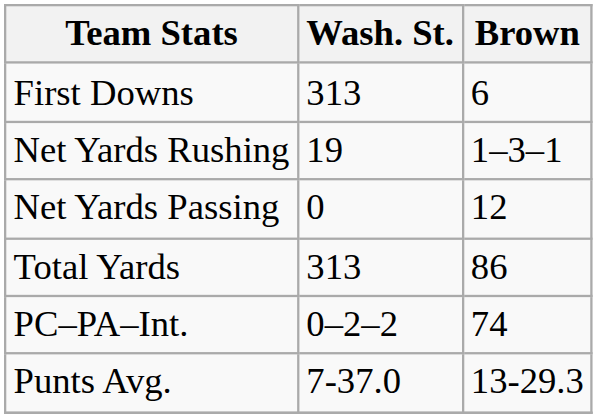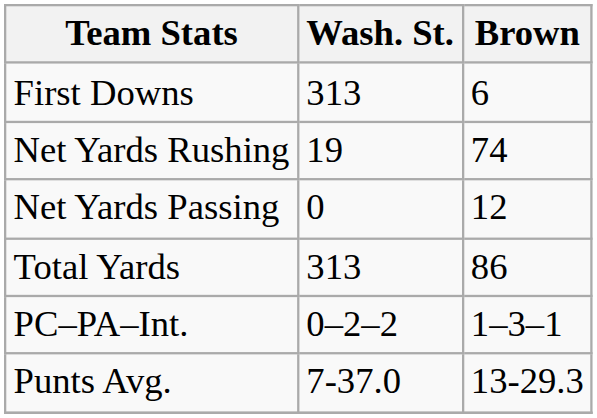(517, 149) 1–3–1 -> (489, 149) 74
(489, 324) 74 -> (517, 324) 1–3–1
